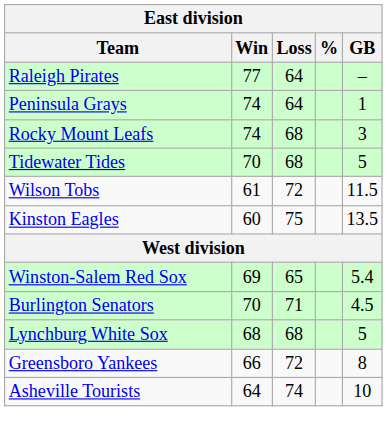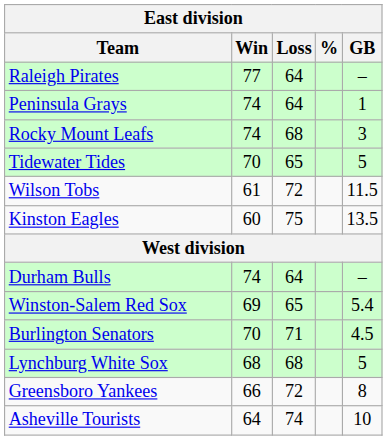(294, 162) 68 -> (294, 162) 65
+ row: (60, 276)
